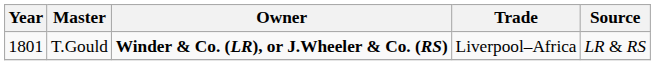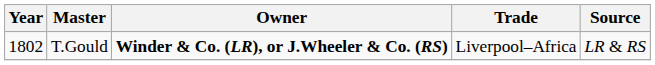(26, 45) 1801 -> (26, 45) 1802
